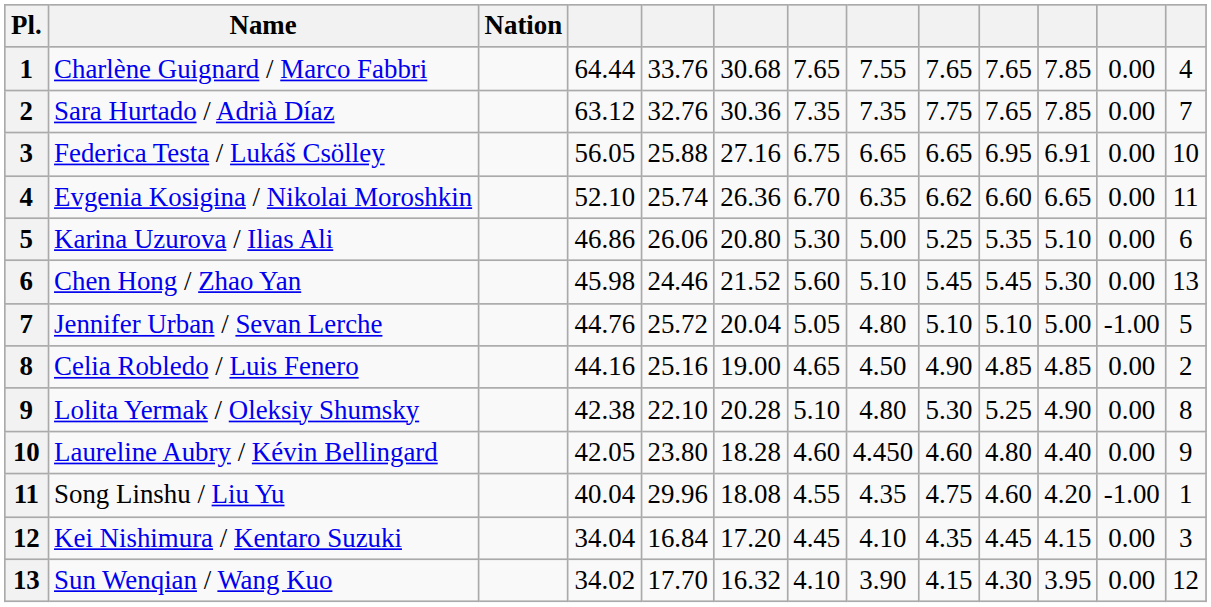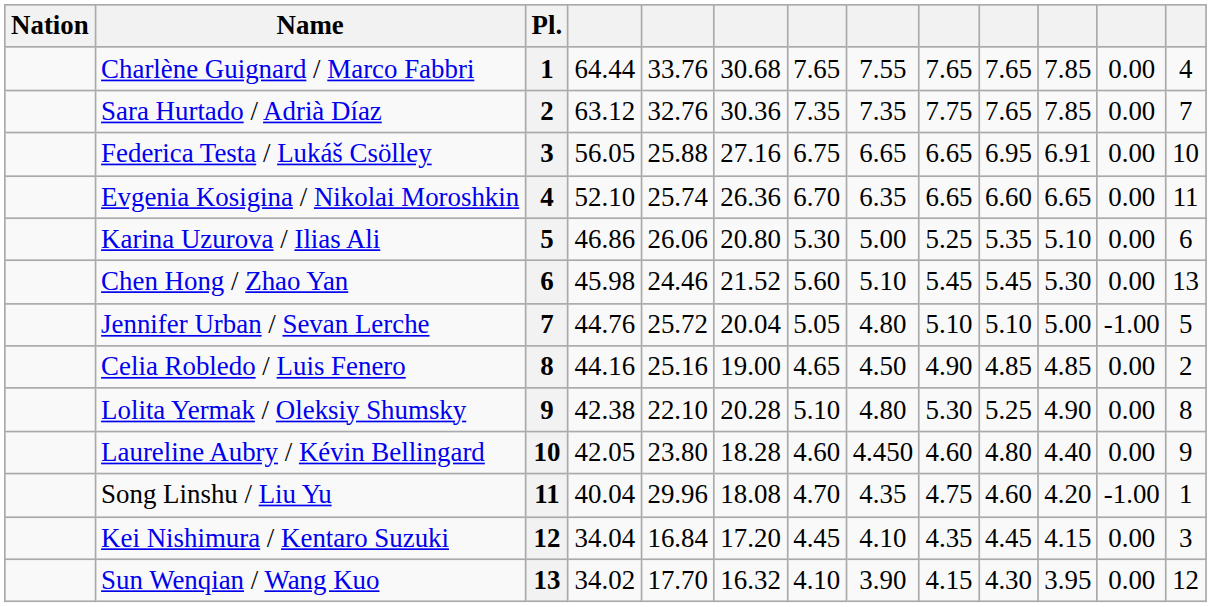columns swapped: (26, 25) <-> (523, 25)
(949, 196) 6.62 -> (949, 196) 6.65
(817, 494) 4.55 -> (817, 494) 4.70
